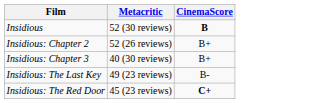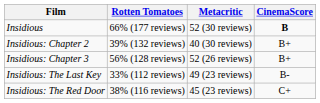+ column: (147, 12)
(141, 43) 52 (26 reviews) -> (221, 43) 40 (30 reviews)
(141, 59) 40 (30 reviews) -> (221, 59) 52 (26 reviews)
(205, 91) bold -> (285, 91) normal
